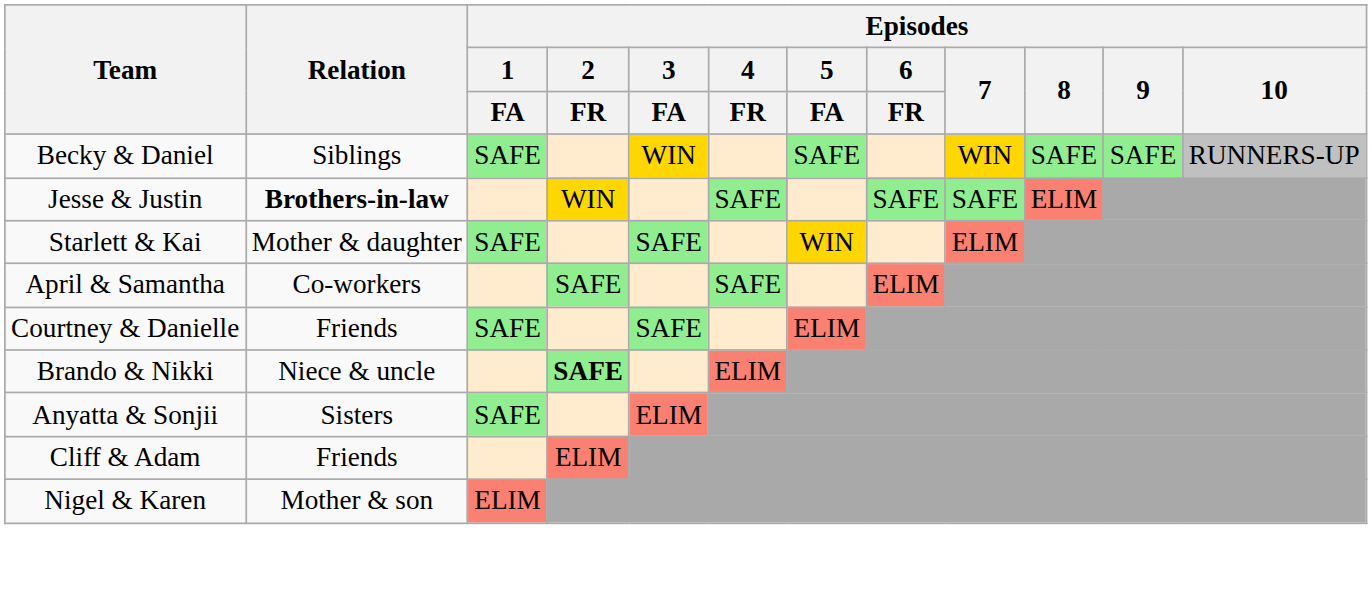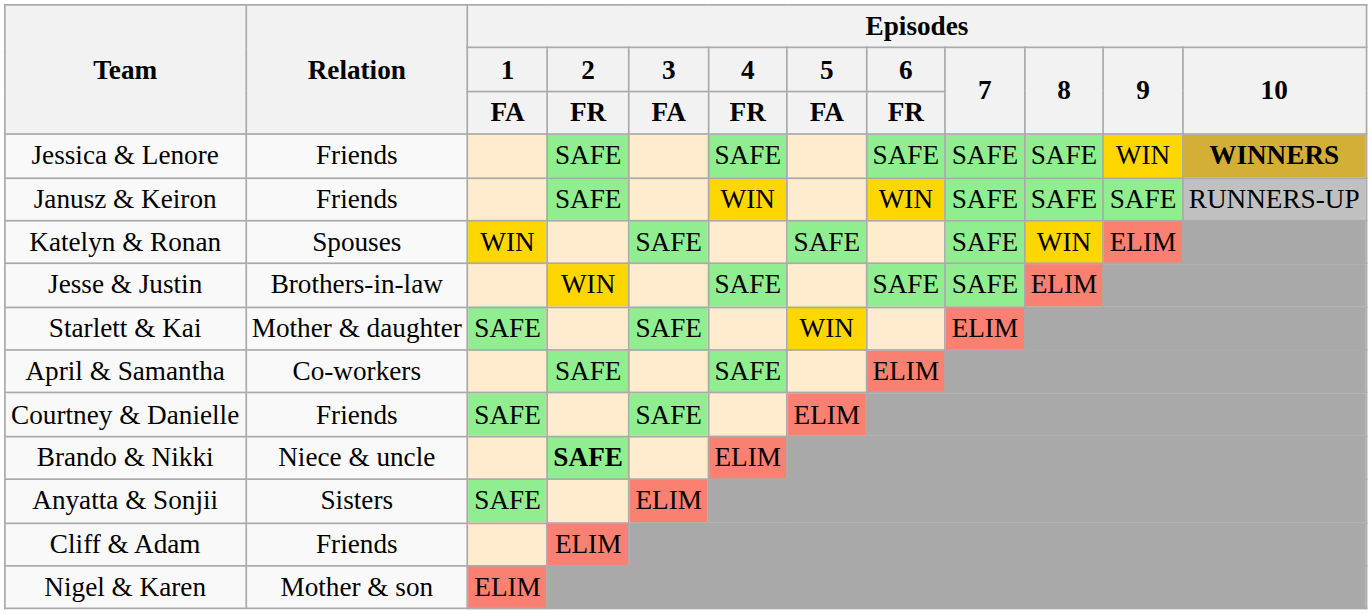+ row: (125, 155)
- row: (125, 155)
+ row: (125, 198)
+ row: (125, 241)
(357, 198) bold -> (357, 284) normal
